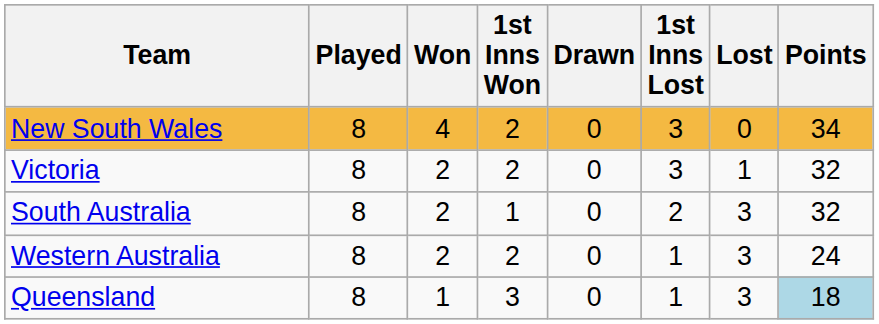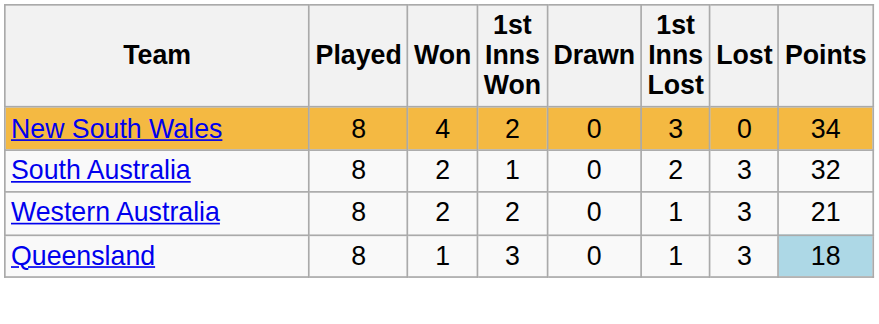- row: (55, 170)
(826, 255) 24 -> (826, 212) 21
